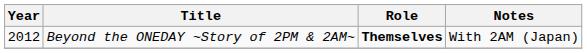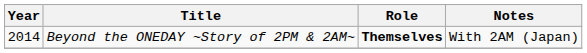(24, 38) 2012 -> (24, 38) 2014
